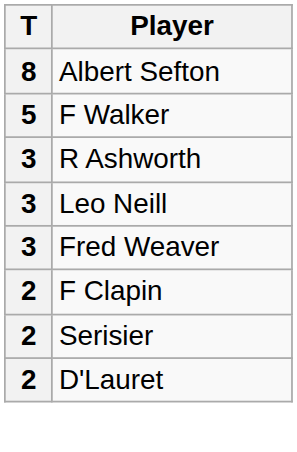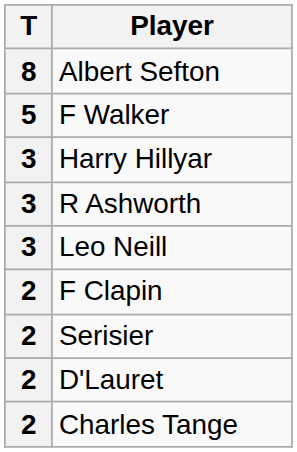+ row: (135, 159)
- row: (139, 247)
+ row: (148, 423)
